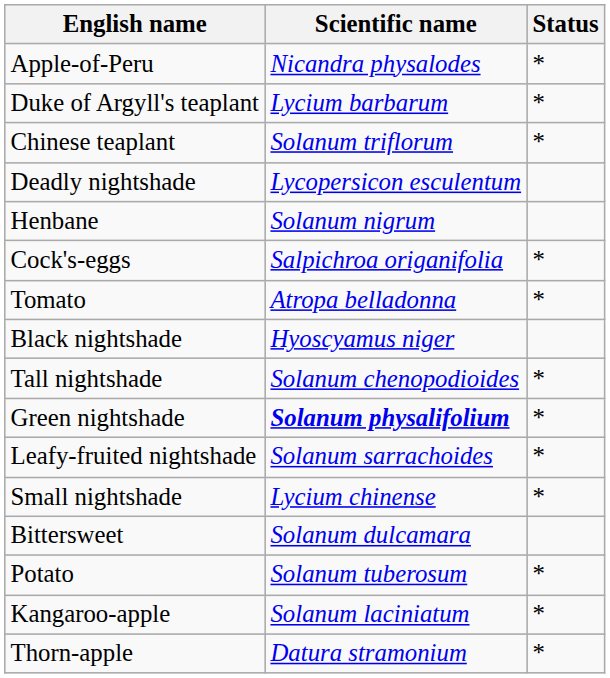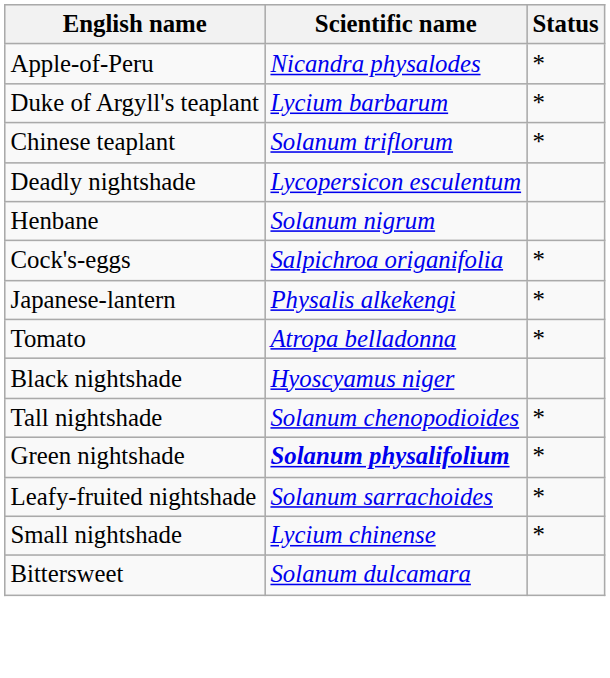+ row: (93, 299)
- row: (42, 574)
- row: (90, 614)
- row: (72, 653)
